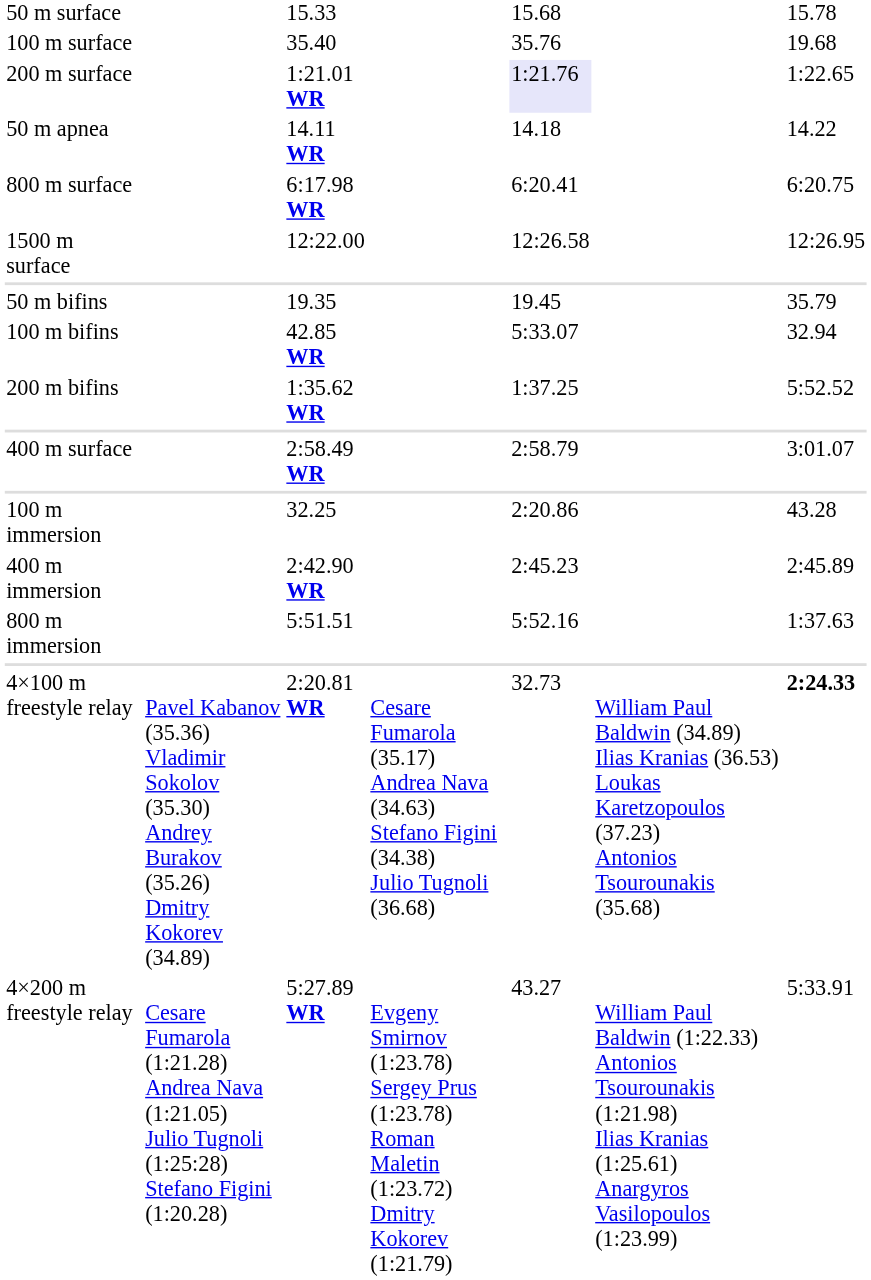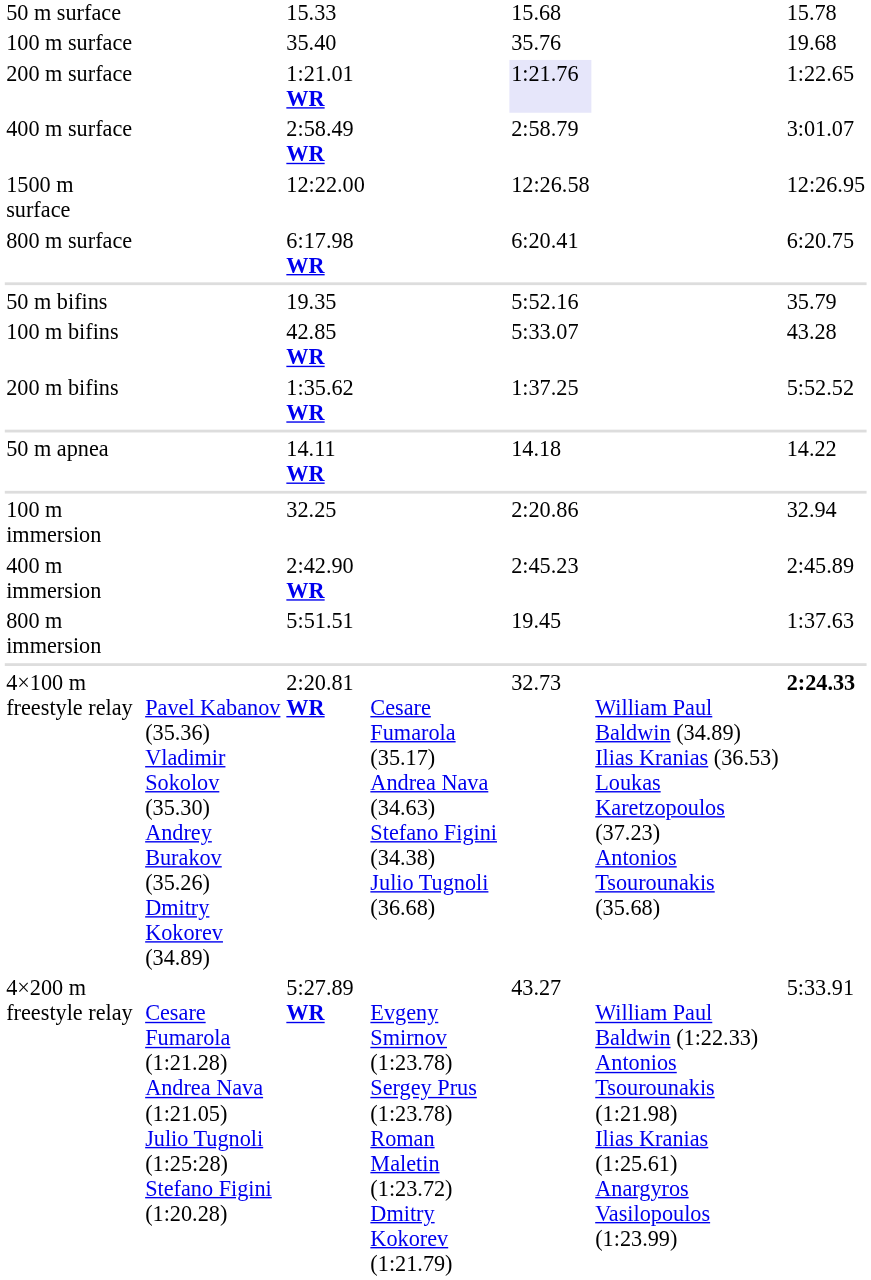rows swapped: (69, 448) <-> (57, 129)
rows swapped: (69, 184) <-> (40, 252)
(536, 301) 19.45 -> (545, 301) 5:52.16
(812, 332) 32.94 -> (812, 332) 43.28
(812, 510) 43.28 -> (812, 510) 32.94
(545, 621) 5:52.16 -> (536, 621) 19.45
